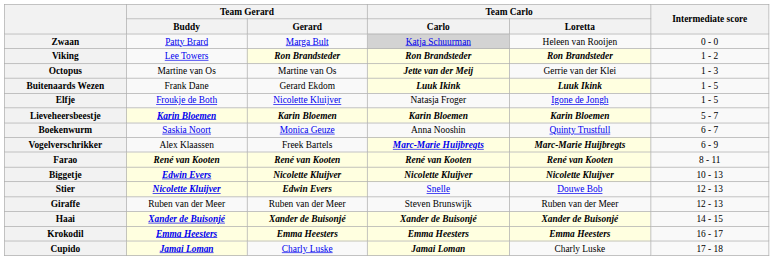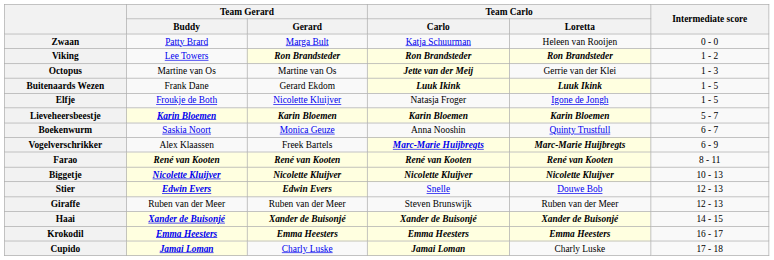(438, 41) lightgrey background -> (438, 41) no background
(187, 174) Edwin Evers -> (187, 174) Nicolette Kluijver
(187, 189) Nicolette Kluijver -> (187, 189) Edwin Evers
